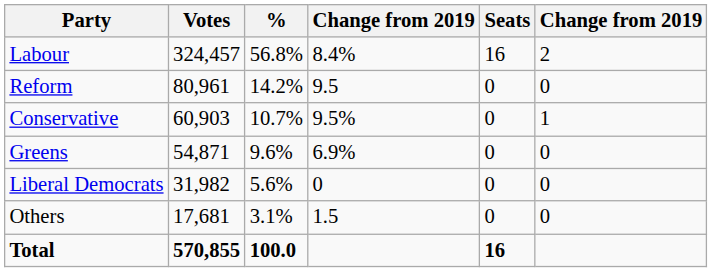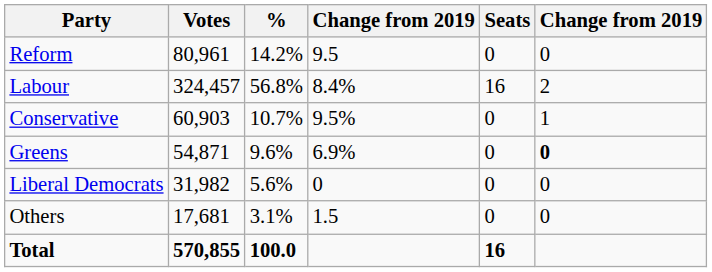rows swapped: (39, 53) <-> (41, 86)
(545, 151) normal -> (545, 151) bold
